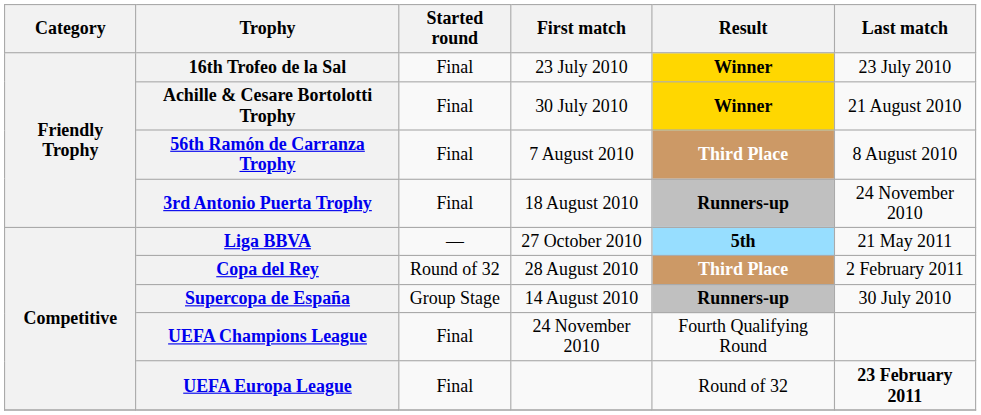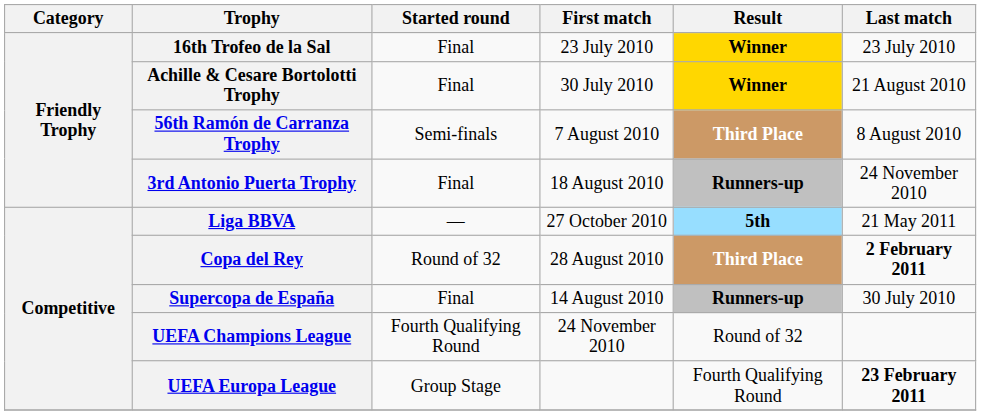(455, 154) Final -> (456, 134) Semi-finals
(905, 269) normal -> (909, 259) bold
(455, 298) Group Stage -> (456, 298) Final
(455, 336) Final -> (456, 336) Fourth Qualifying Round
(743, 336) Fourth Qualifying Round -> (758, 336) Round of 32
(455, 385) Final -> (456, 385) Group Stage
(743, 385) Round of 32 -> (758, 385) Fourth Qualifying Round
